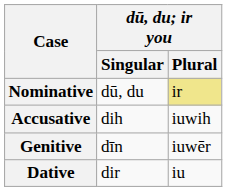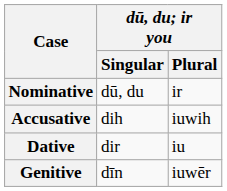(177, 91) khaki background -> (177, 91) no background
rows swapped: (51, 145) <-> (51, 173)
